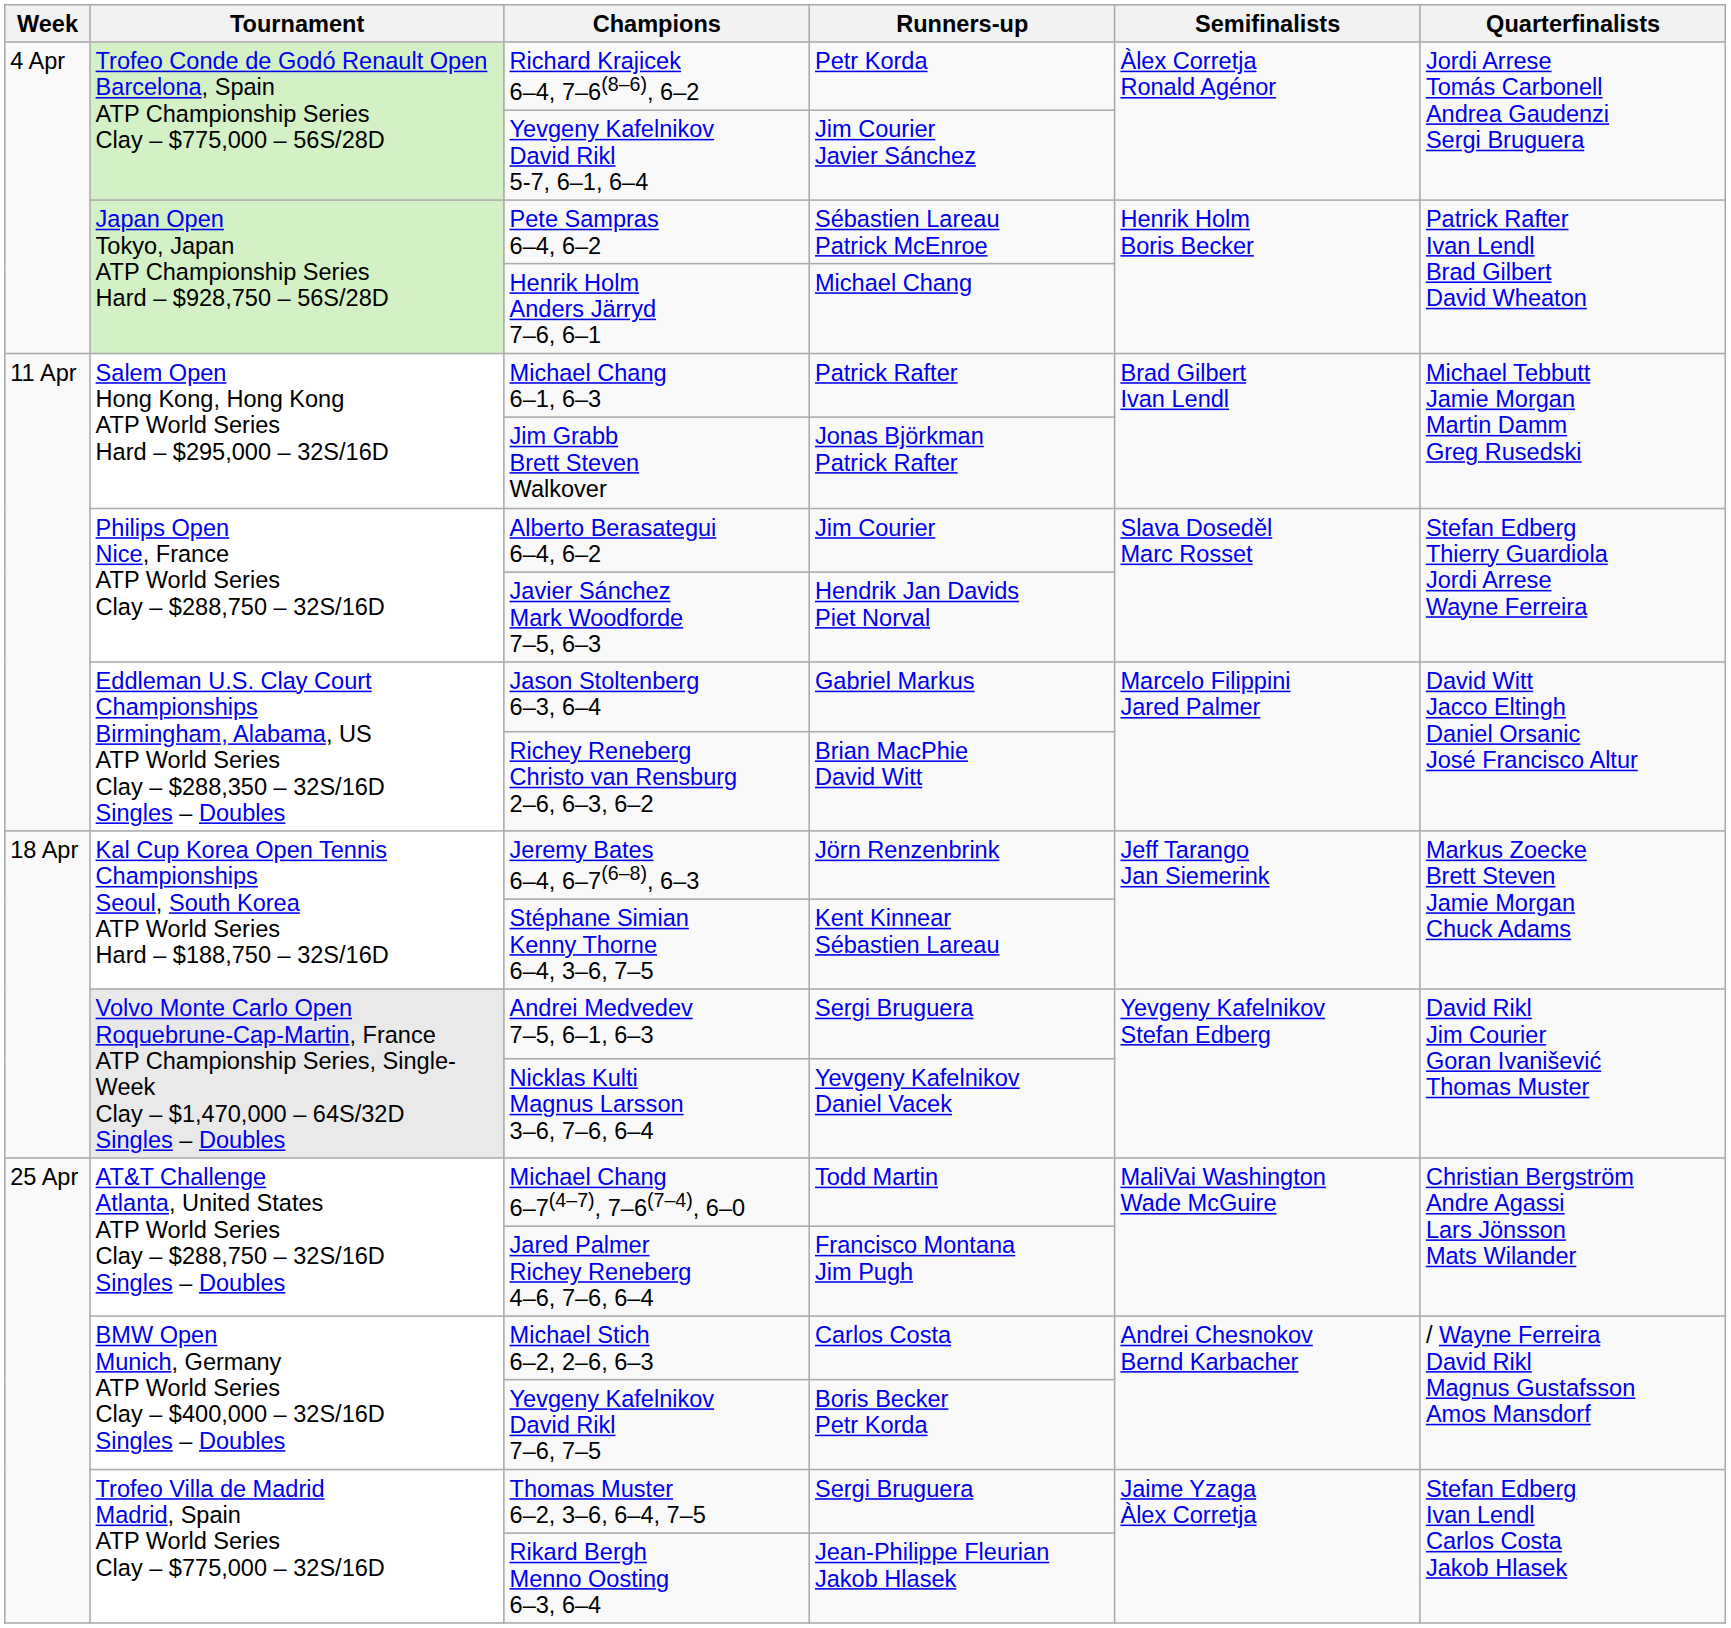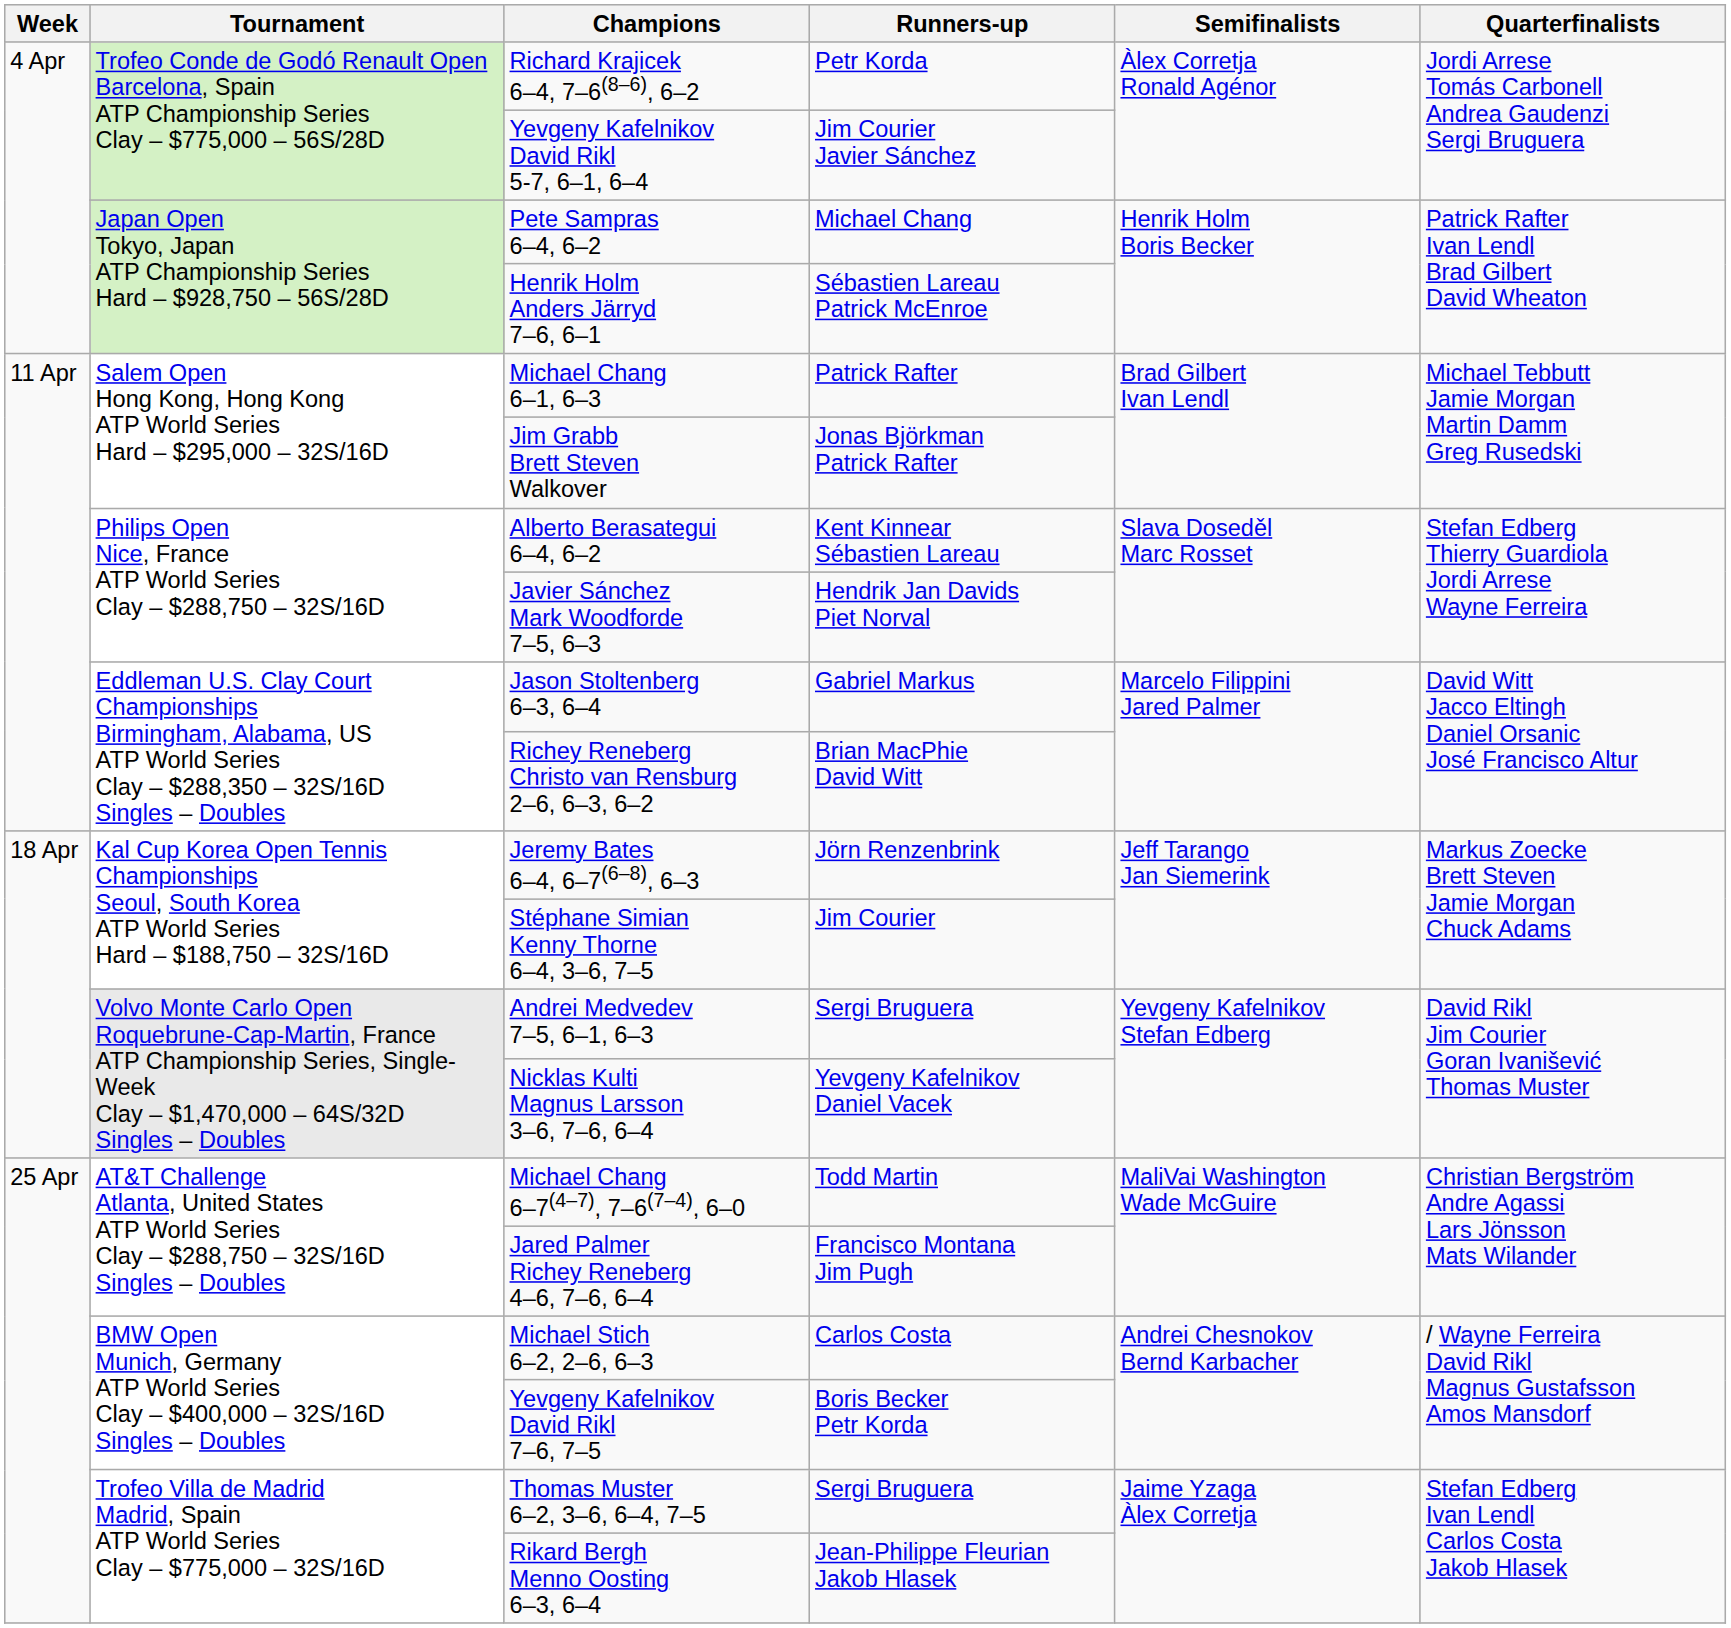(907, 232) Sébastien Lareau Patrick McEnroe -> (894, 219) Michael Chang
(894, 283) Michael Chang -> (907, 296) Sébastien Lareau Patrick McEnroe
(875, 527) Jim Courier -> (907, 540) Kent Kinnear Sébastien Lareau
(907, 931) Kent Kinnear Sébastien Lareau -> (875, 918) Jim Courier
